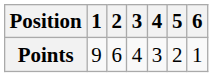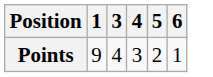- column: (117, 21)
